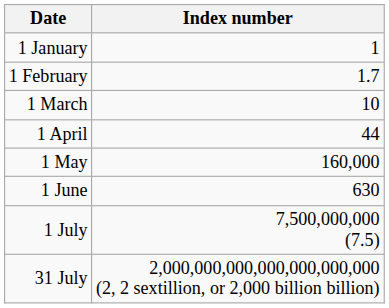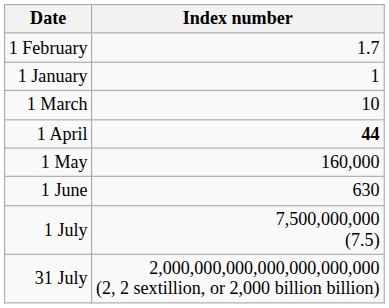rows swapped: (53, 47) <-> (48, 76)
(371, 133) normal -> (371, 133) bold
